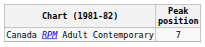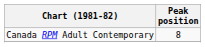(178, 35) 7 -> (178, 35) 8
